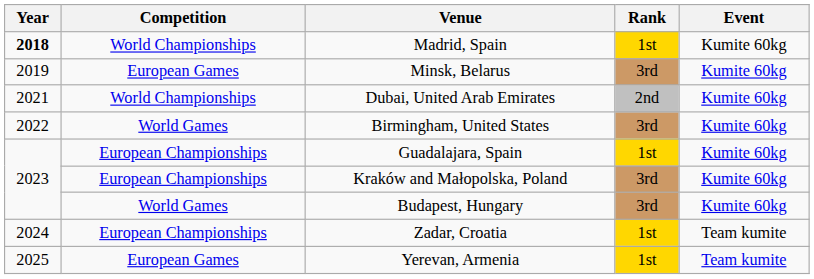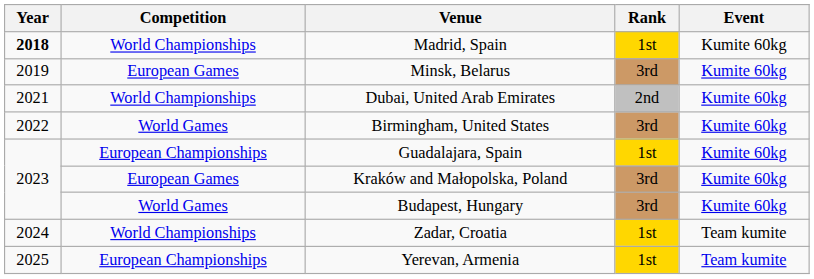(183, 179) European Championships -> (183, 179) European Games
(183, 233) European Championships -> (183, 233) World Championships
(183, 259) European Games -> (183, 259) European Championships
